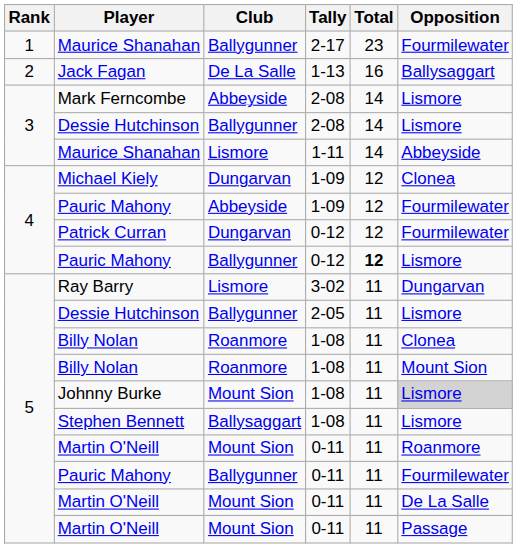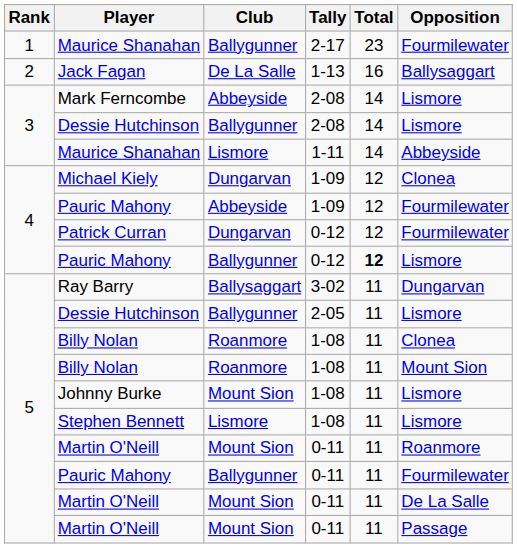(238, 286) Lismore -> (255, 286) Ballysaggart
(432, 394) lightgrey background -> (432, 394) no background
(255, 421) Ballysaggart -> (238, 421) Lismore
